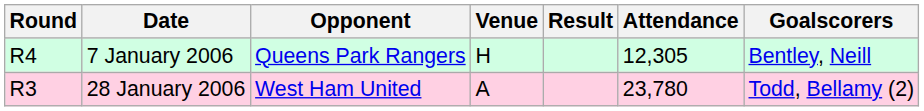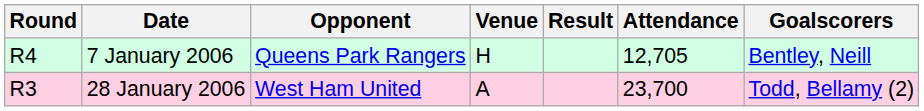(655, 55) 12,305 -> (655, 55) 12,705
(655, 88) 23,780 -> (655, 88) 23,700
